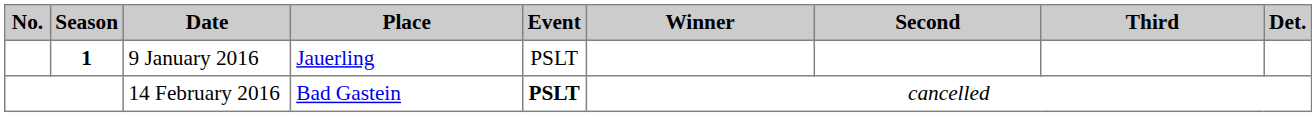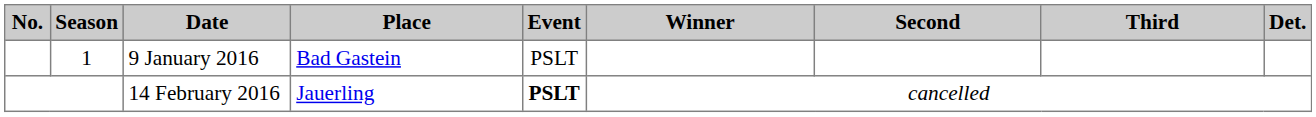(87, 57) bold -> (87, 57) normal
(335, 57) Jauerling -> (349, 57) Bad Gastein
(349, 93) Bad Gastein -> (335, 93) Jauerling
